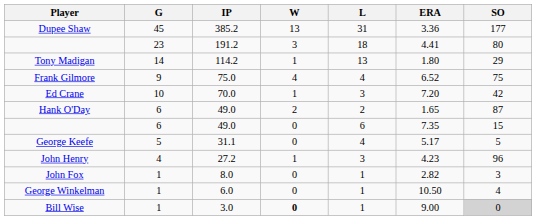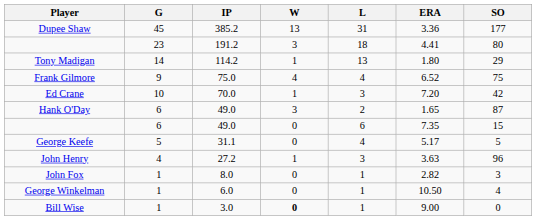(294, 110) 2 -> (294, 110) 3
(430, 158) 4.23 -> (430, 158) 3.63
(498, 207) lightgrey background -> (498, 207) no background
